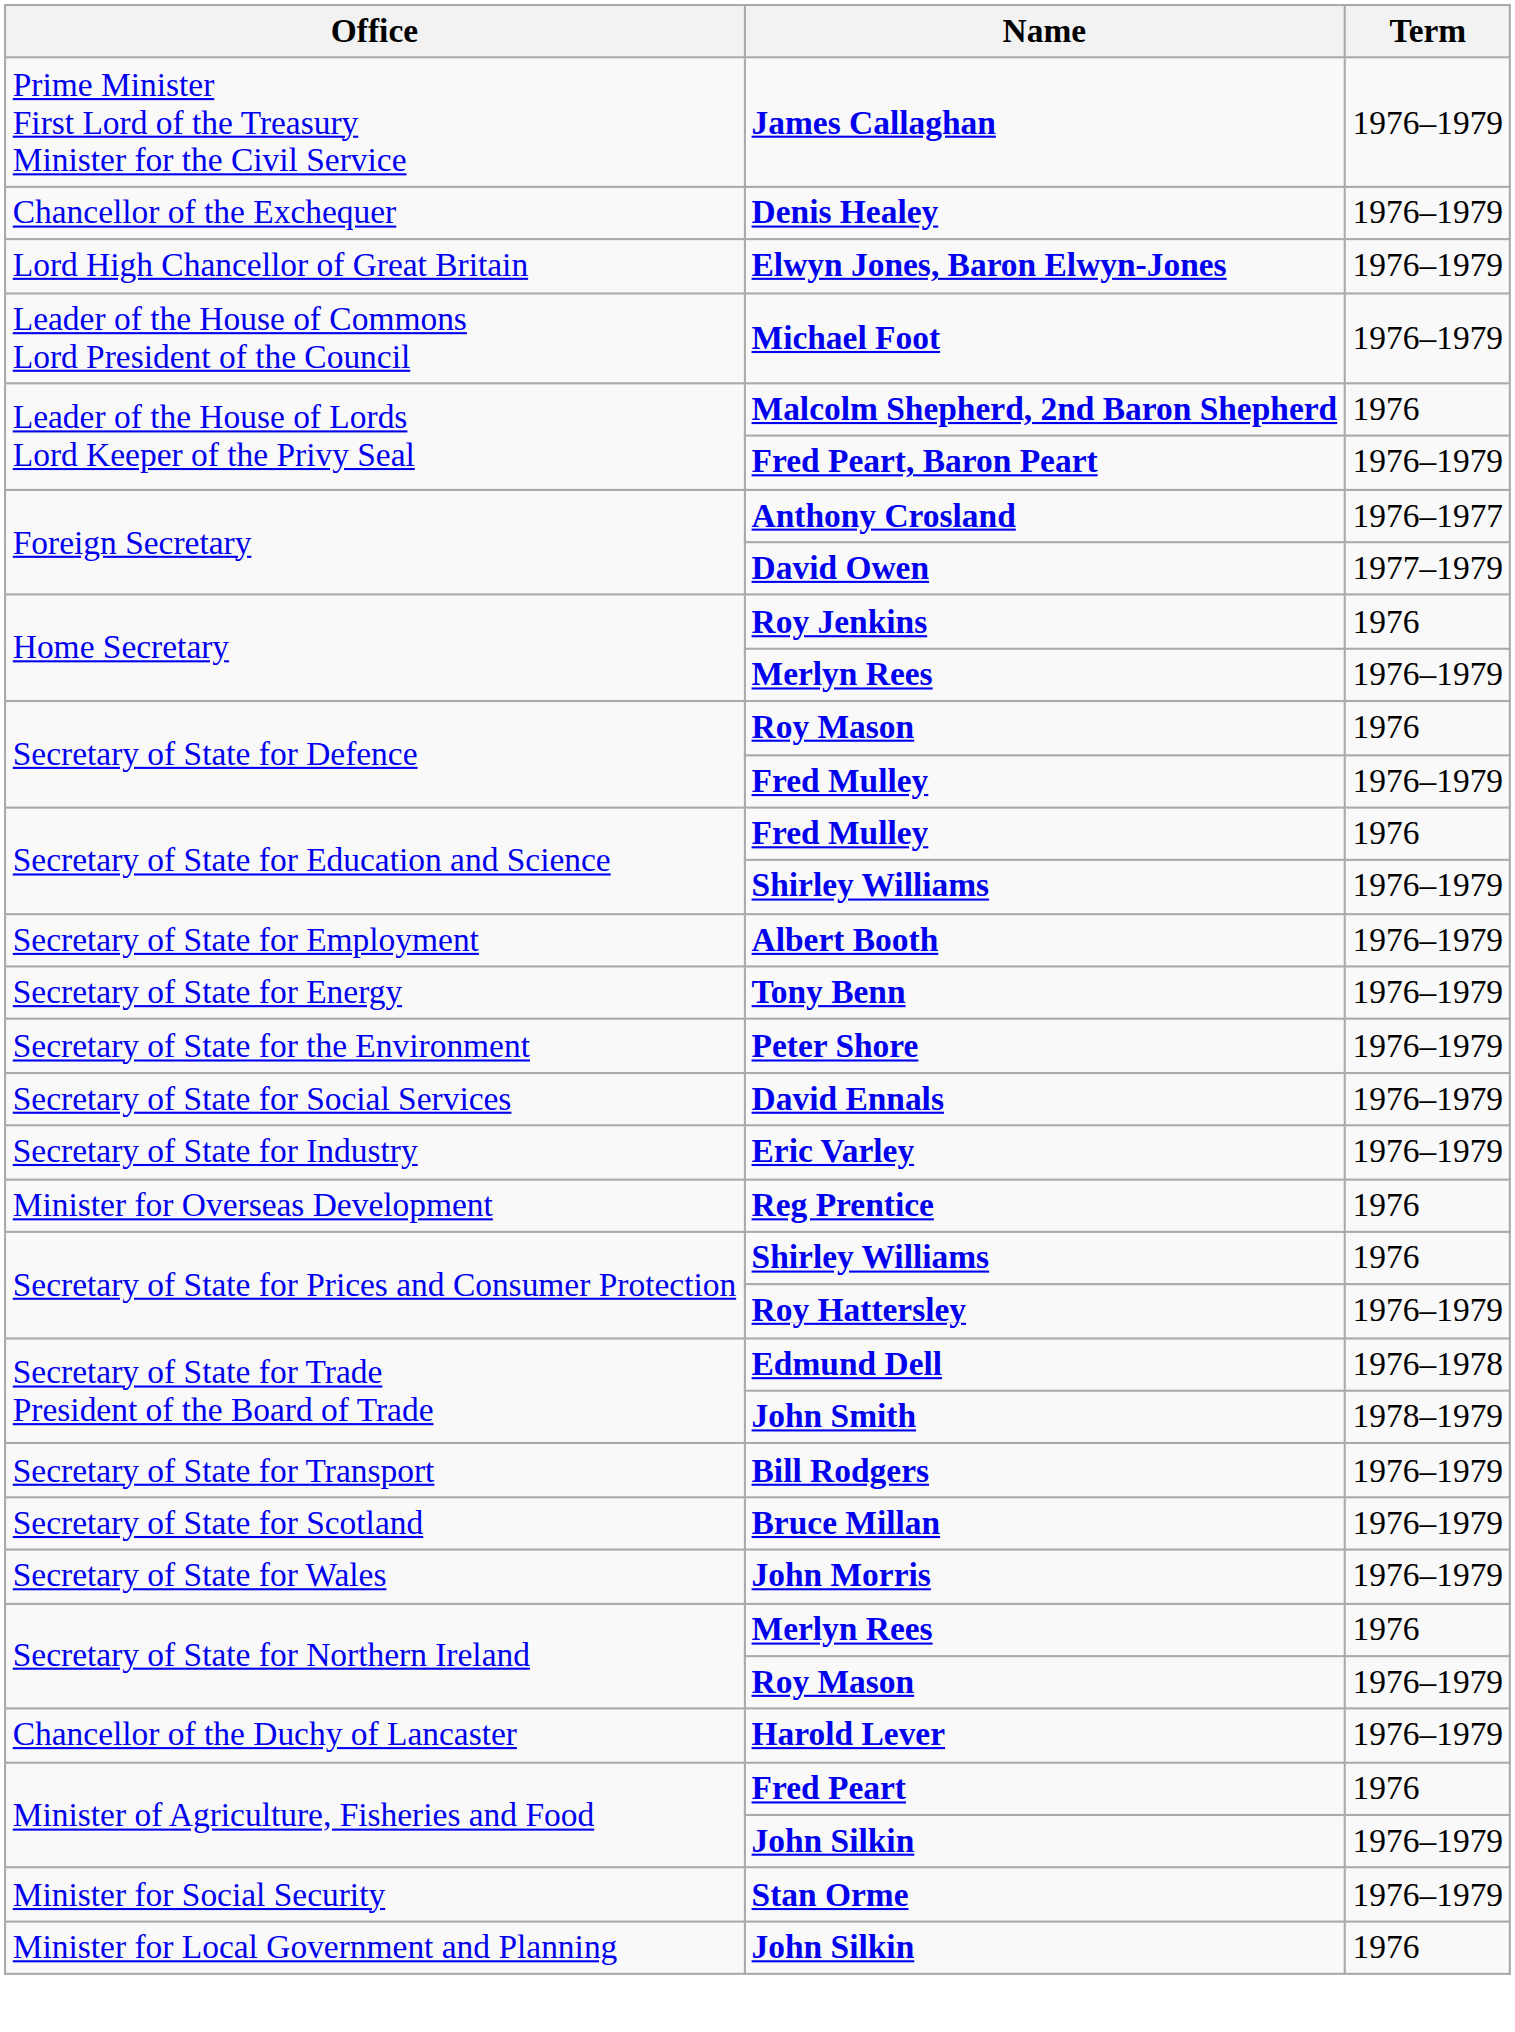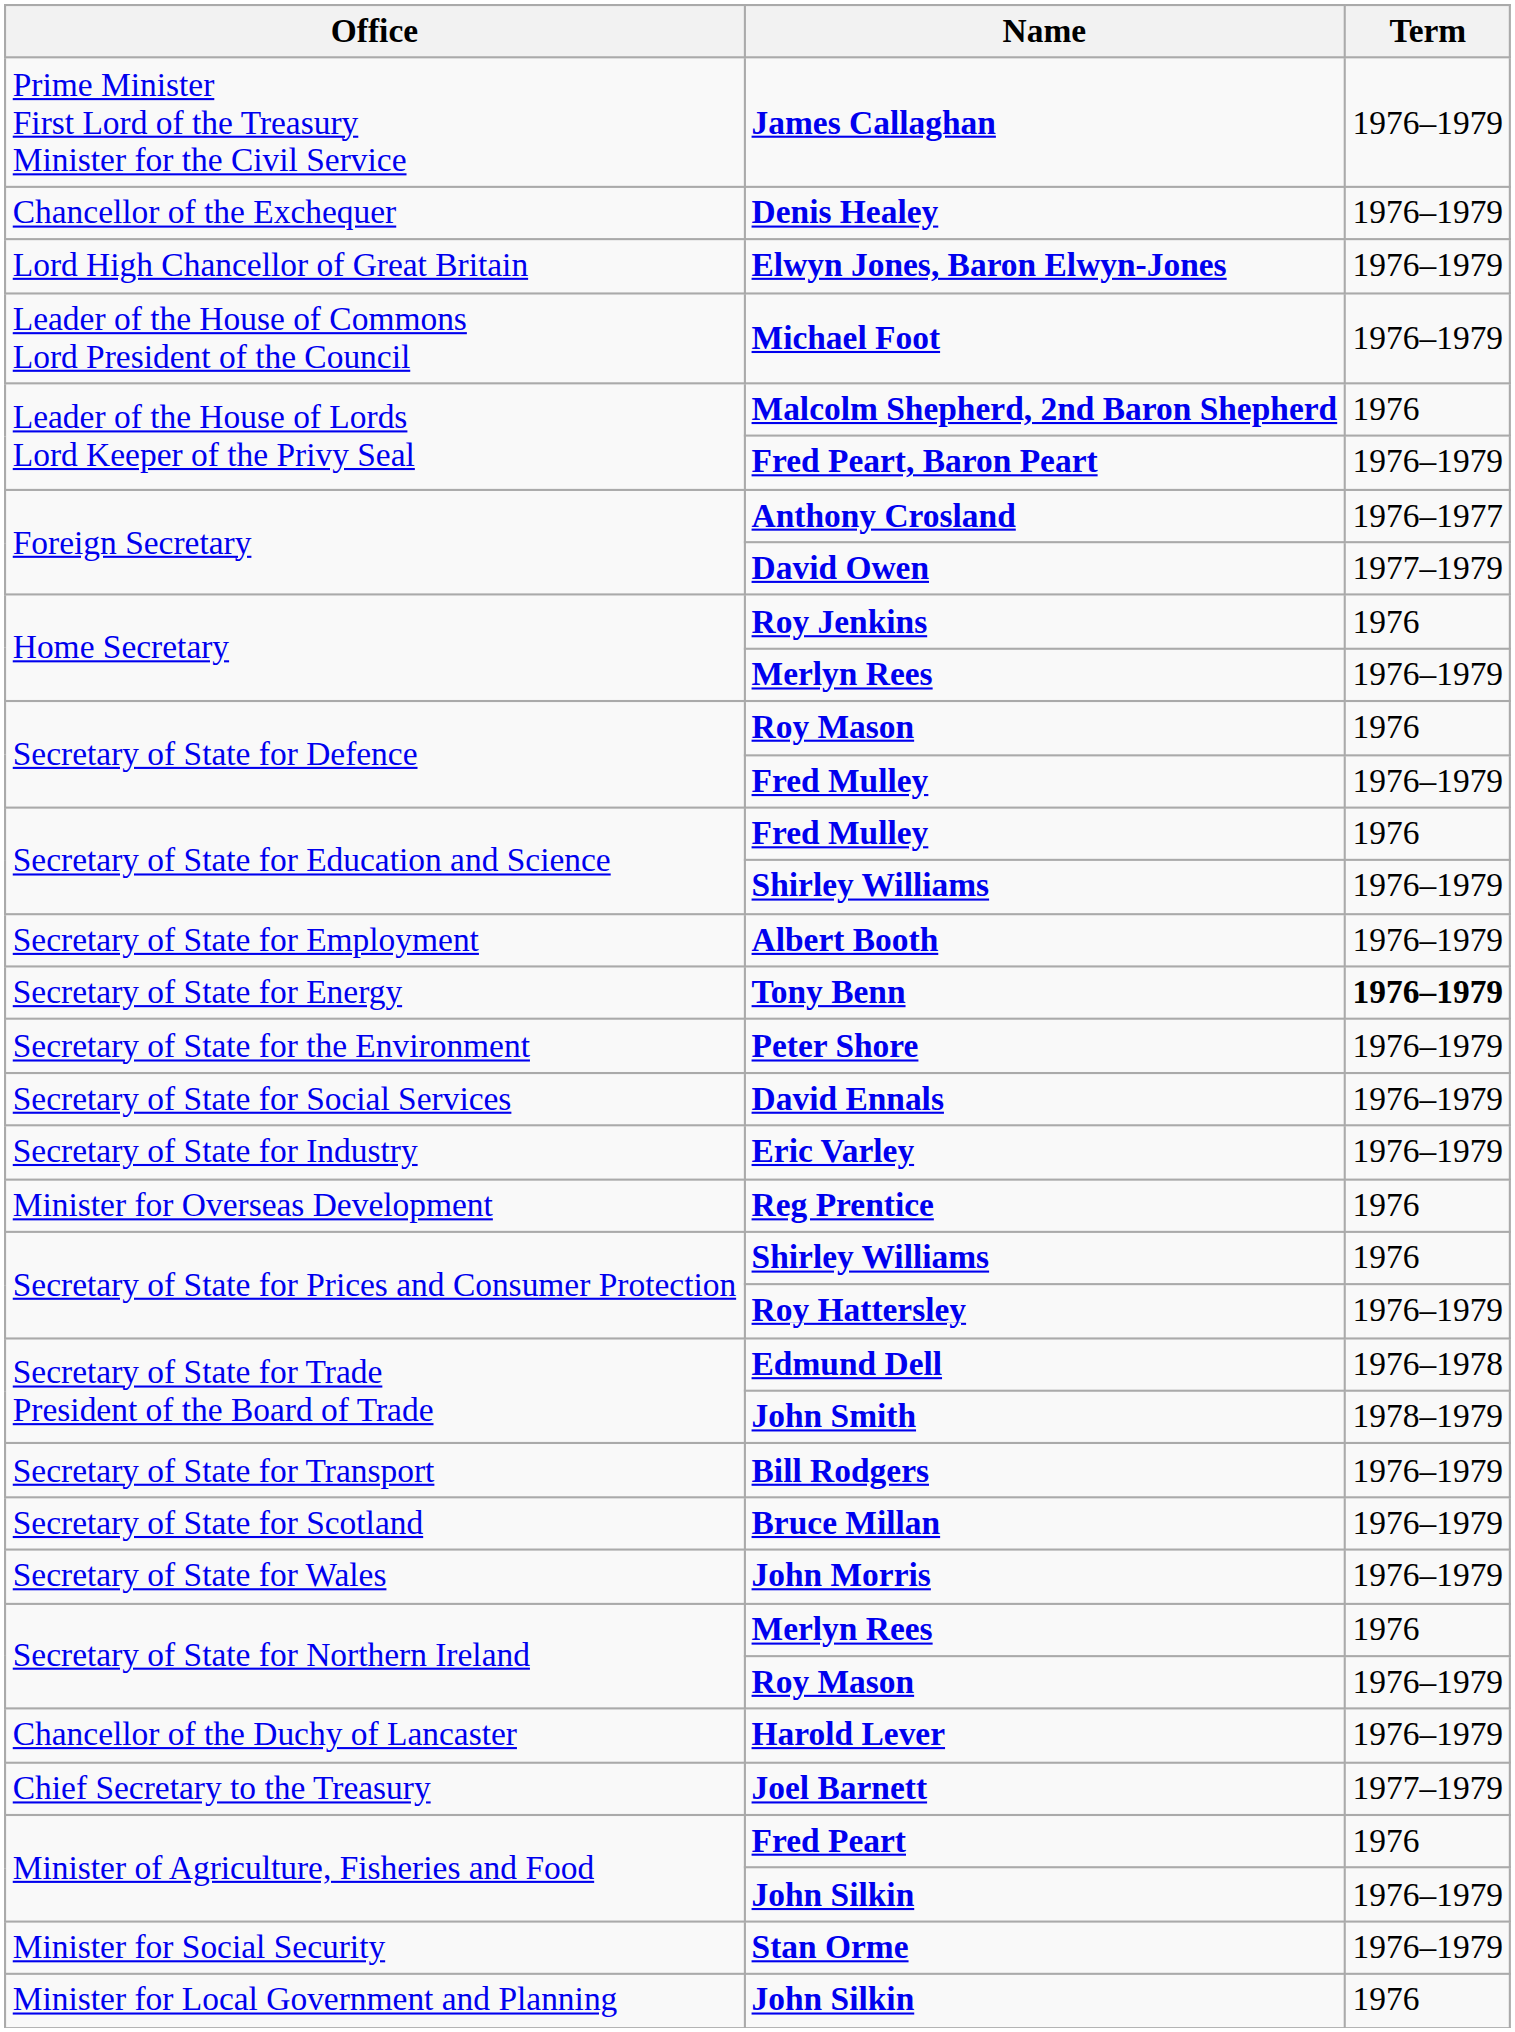(1428, 992) normal -> (1428, 992) bold
+ row: (222, 1787)
